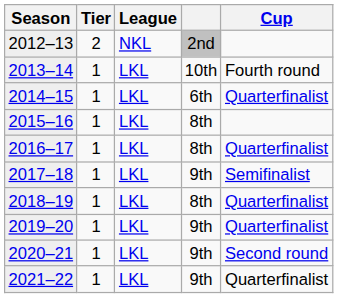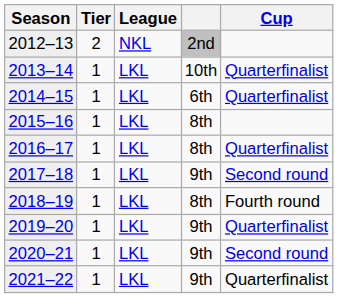(272, 70) Fourth round -> (277, 70) Quarterfinalist
(267, 174) Semifinalist -> (277, 174) Second round
(277, 200) Quarterfinalist -> (272, 200) Fourth round
